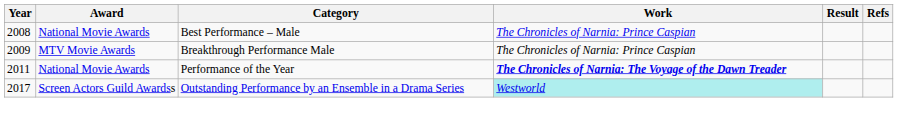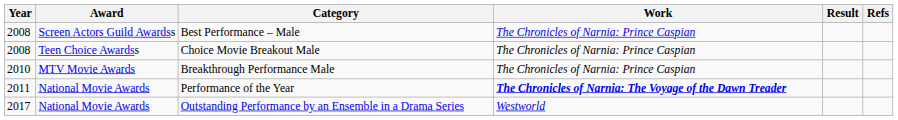(94, 32) National Movie Awards -> (107, 32) Screen Actors Guild Awardss
+ row: (250, 50)
(19, 50) 2009 -> (19, 69) 2010
(107, 87) Screen Actors Guild Awardss -> (94, 106) National Movie Awards
(521, 87) paleturquoise background -> (521, 106) no background
